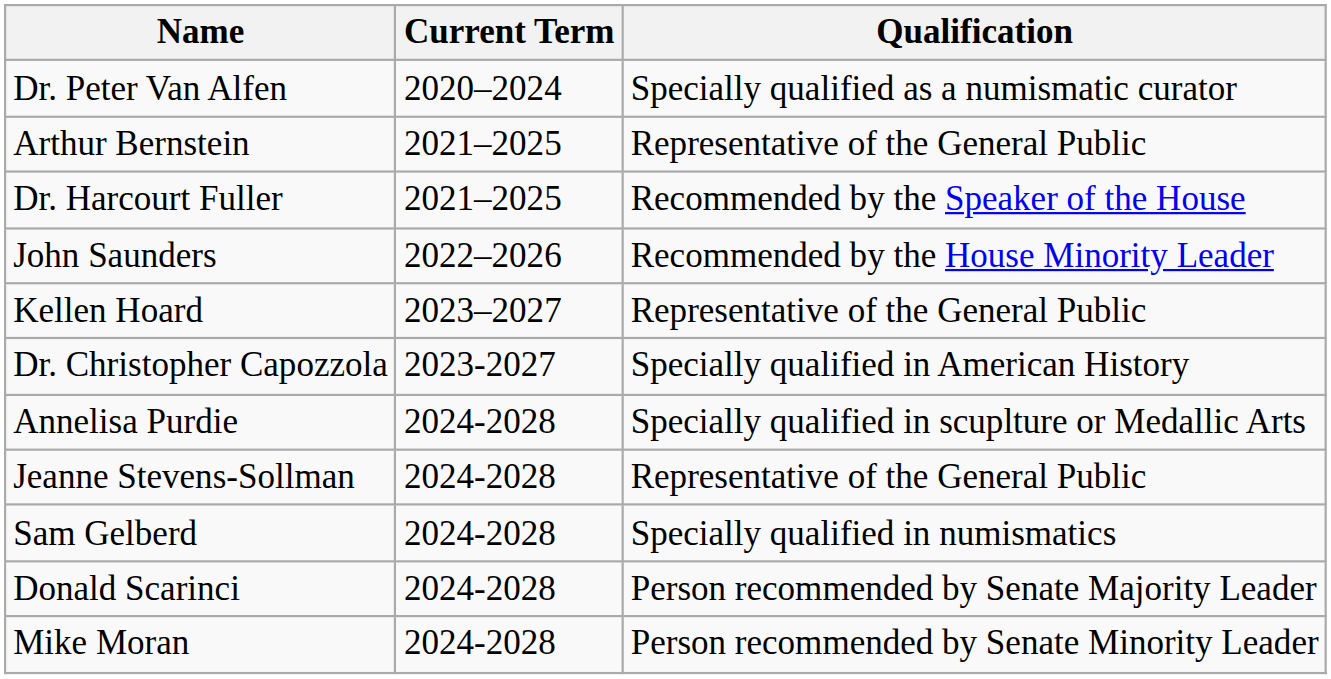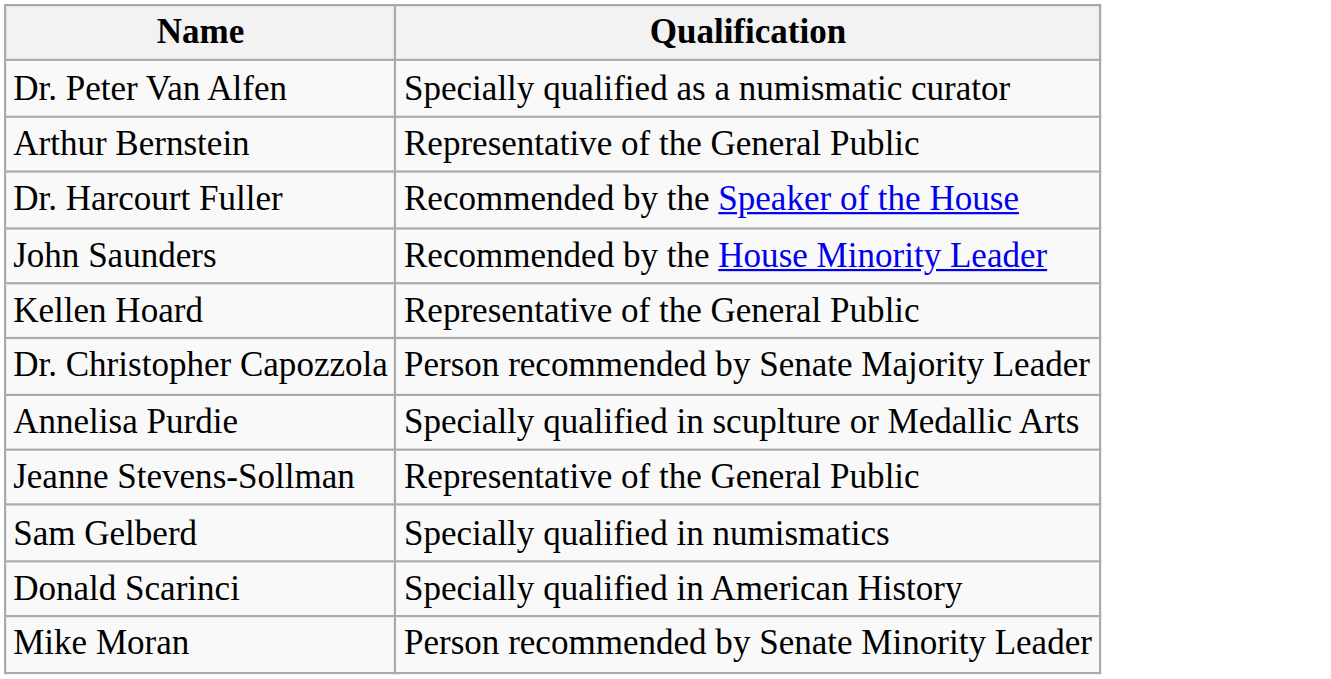- column: (509, 32)
(910, 365) Specially qualified in American History -> (747, 365) Person recommended by Senate Majority Leader
(974, 587) Person recommended by Senate Majority Leader -> (683, 587) Specially qualified in American History
